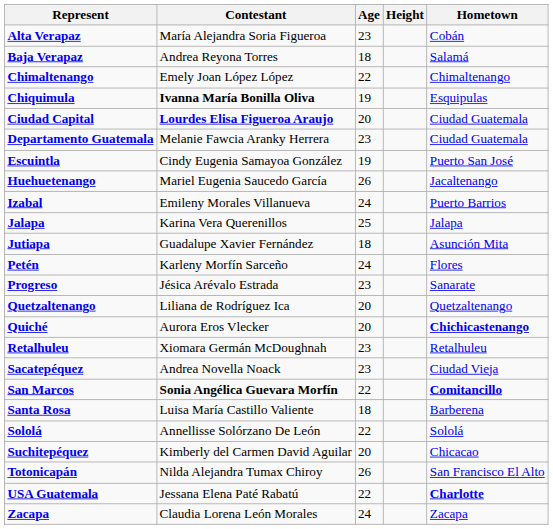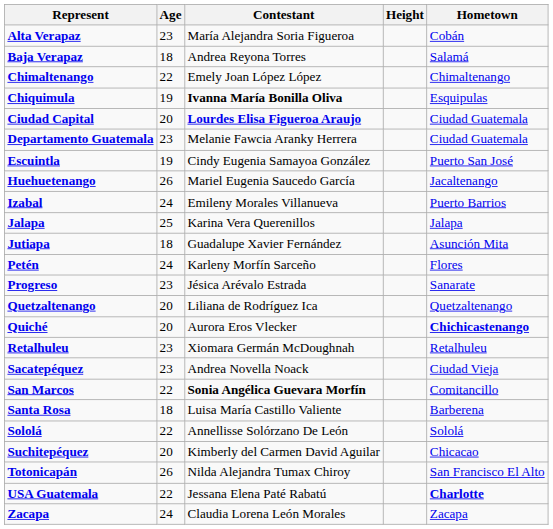columns swapped: (256, 14) <-> (369, 14)
(466, 389) bold -> (464, 389) normal
